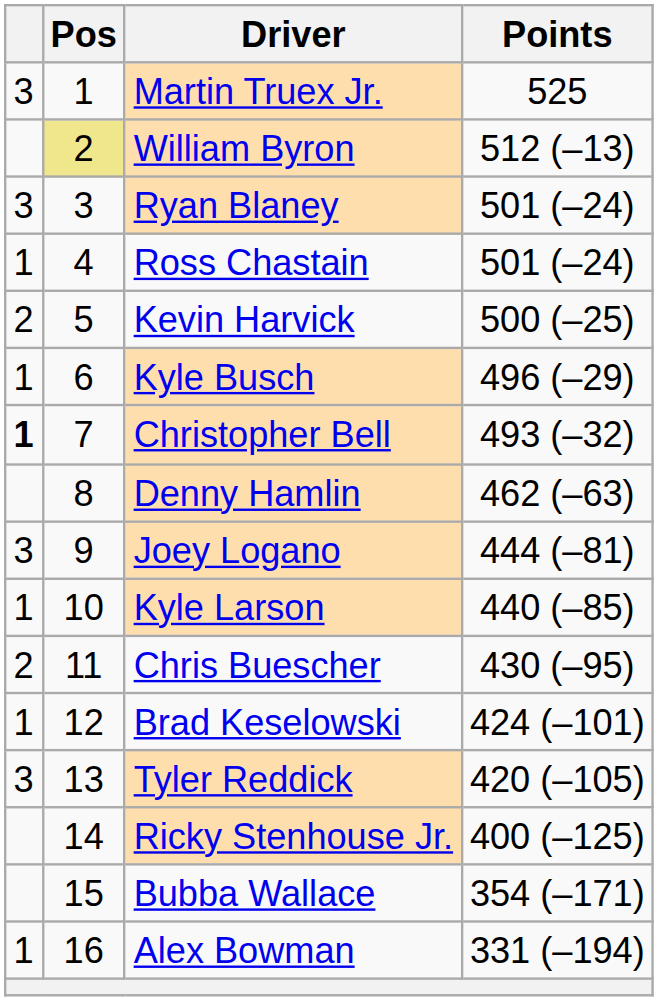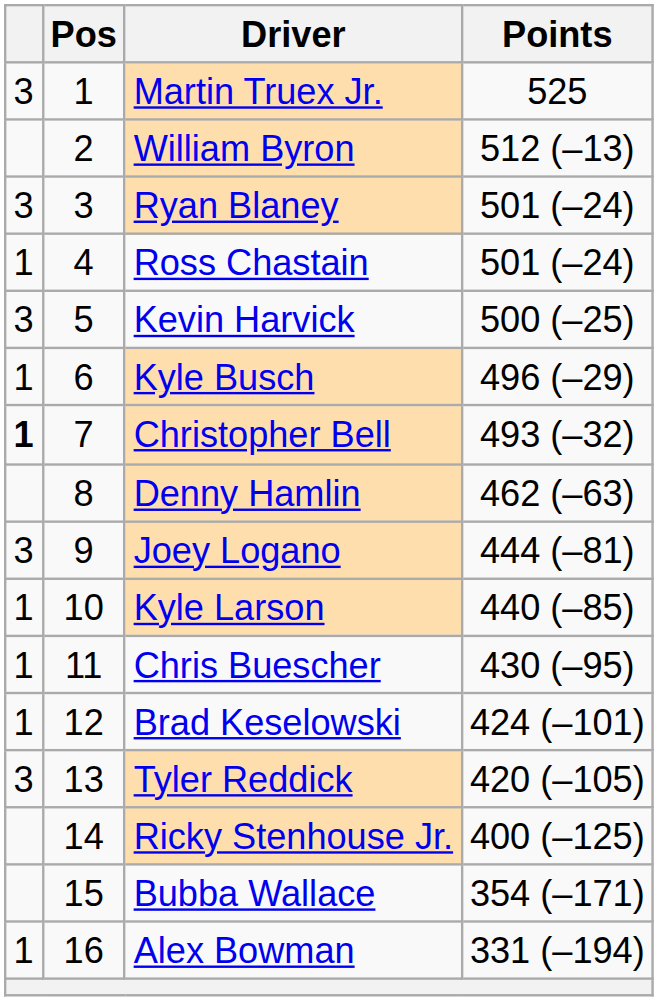(84, 149) khaki background -> (84, 149) no background
(24, 320) 2 -> (24, 320) 3
(24, 664) 2 -> (24, 664) 1
